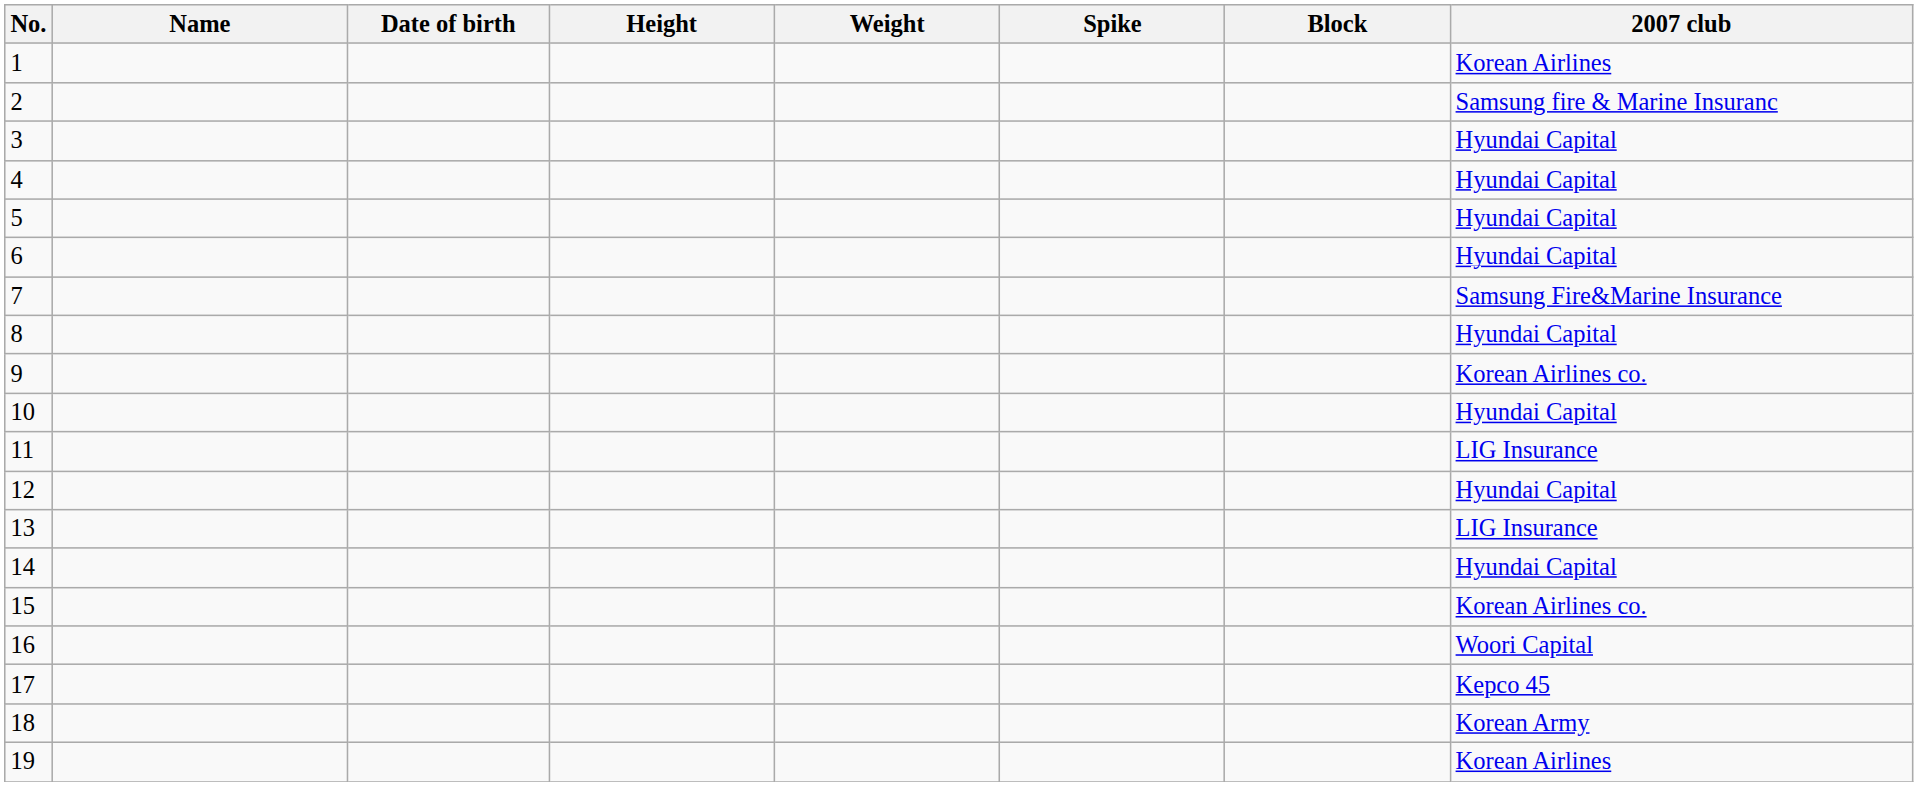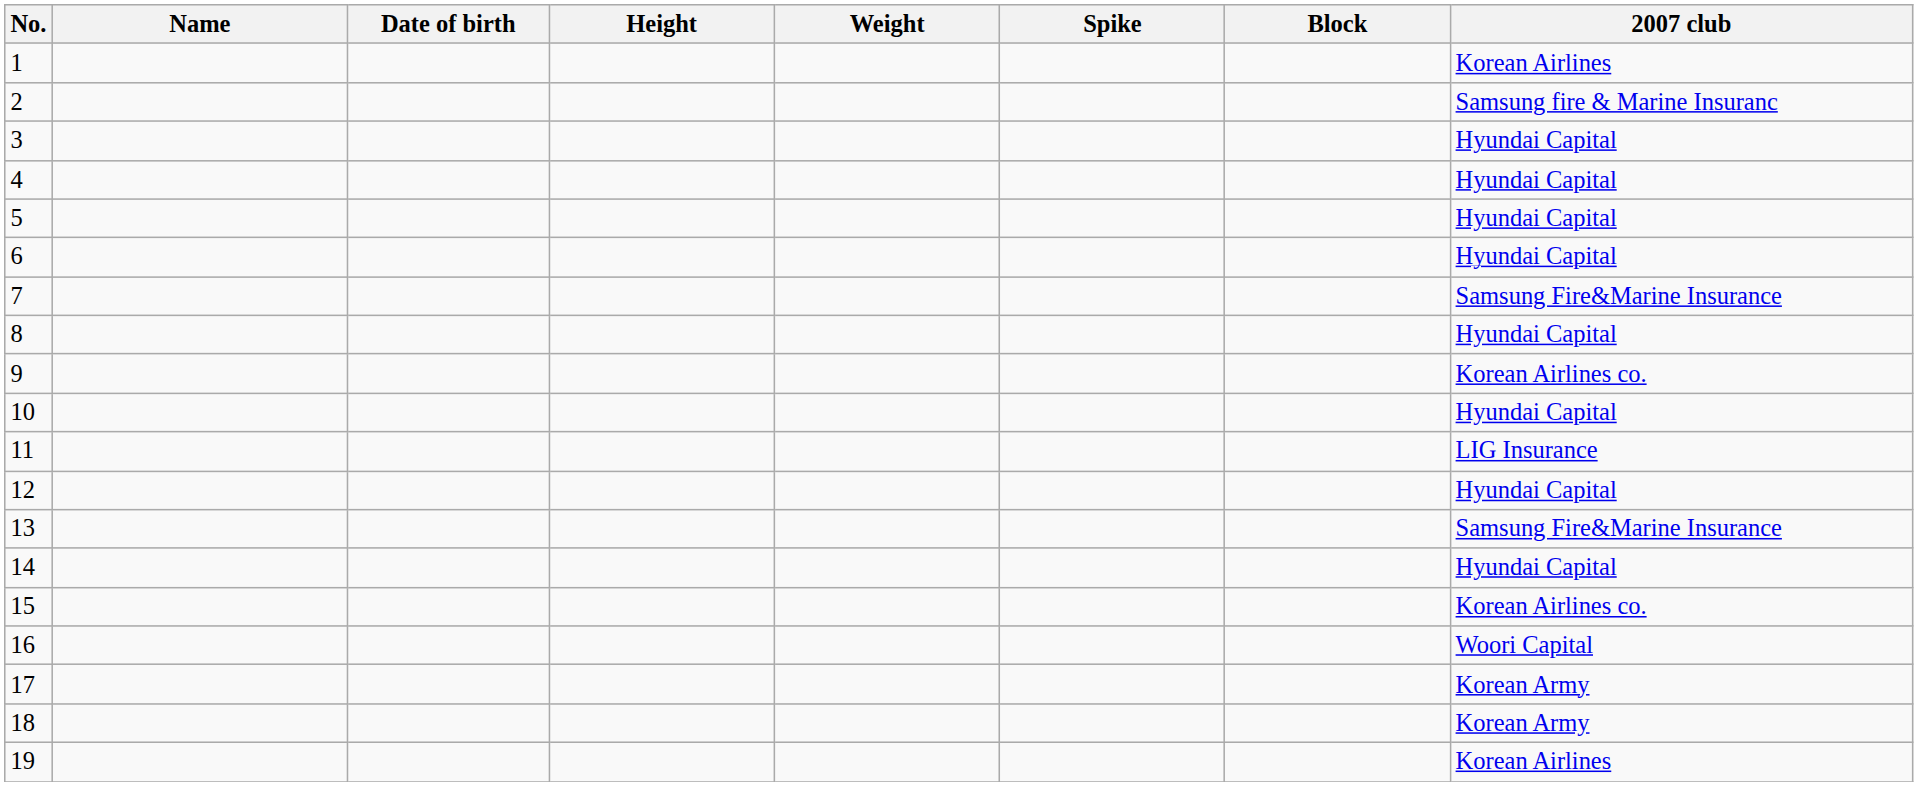(1527, 528) LIG Insurance -> (1619, 528) Samsung Fire&Marine Insurance
(1503, 683) Kepco 45 -> (1523, 683) Korean Army
